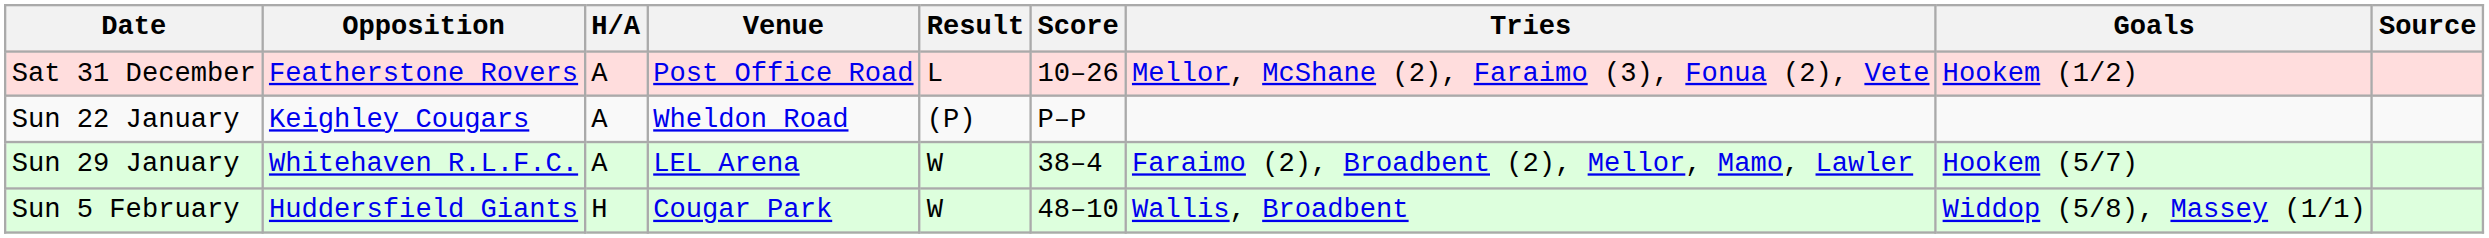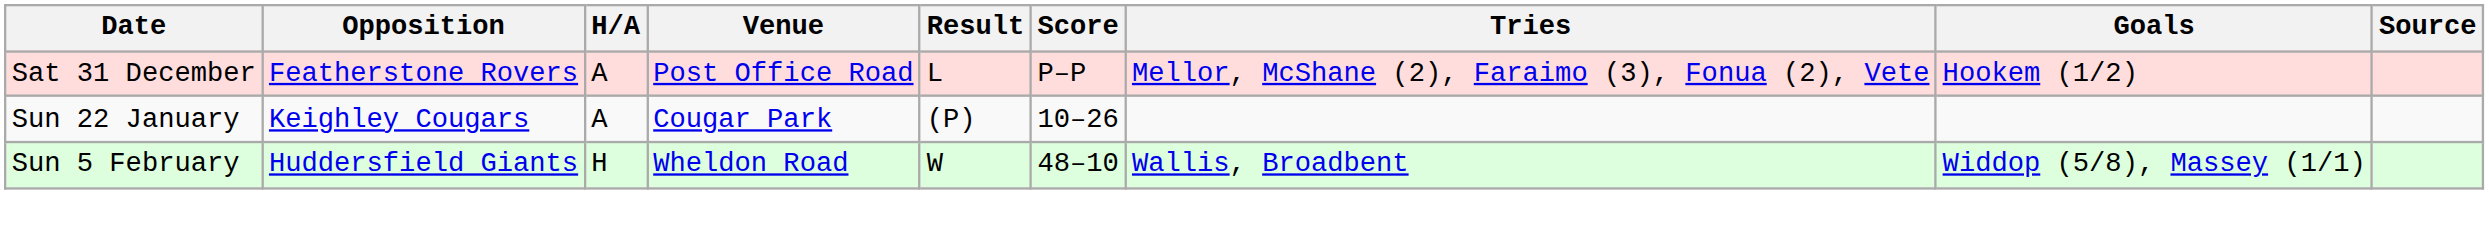(1078, 73) 10–26 -> (1062, 73) P–P
(751, 119) Wheldon Road -> (743, 119) Cougar Park
(1062, 119) P–P -> (1078, 119) 10–26
- row: (126, 164)
(743, 210) Cougar Park -> (751, 164) Wheldon Road
